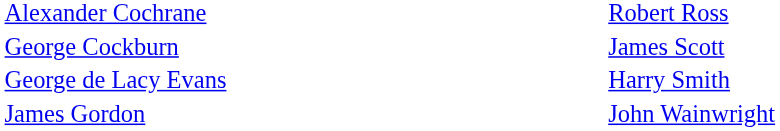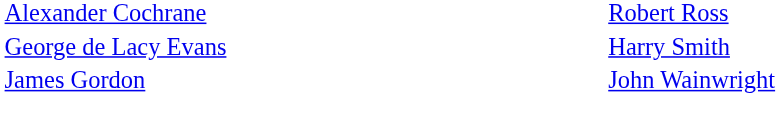- row: (92, 46)
